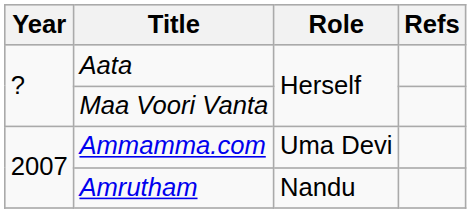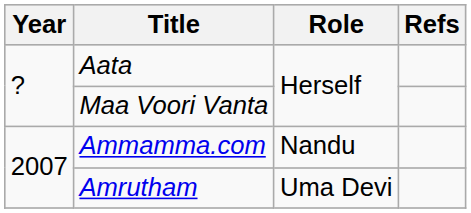(336, 146) Uma Devi -> (318, 146) Nandu
(318, 187) Nandu -> (336, 187) Uma Devi
